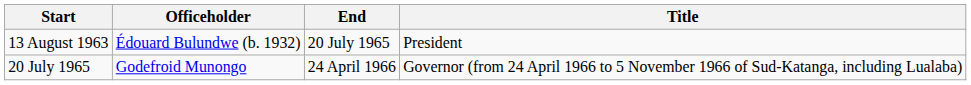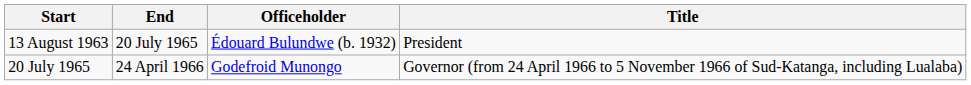columns swapped: (352, 17) <-> (208, 17)
